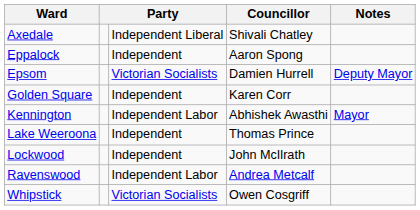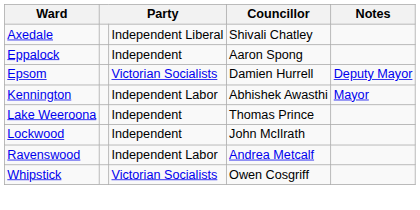- row: (50, 94)
